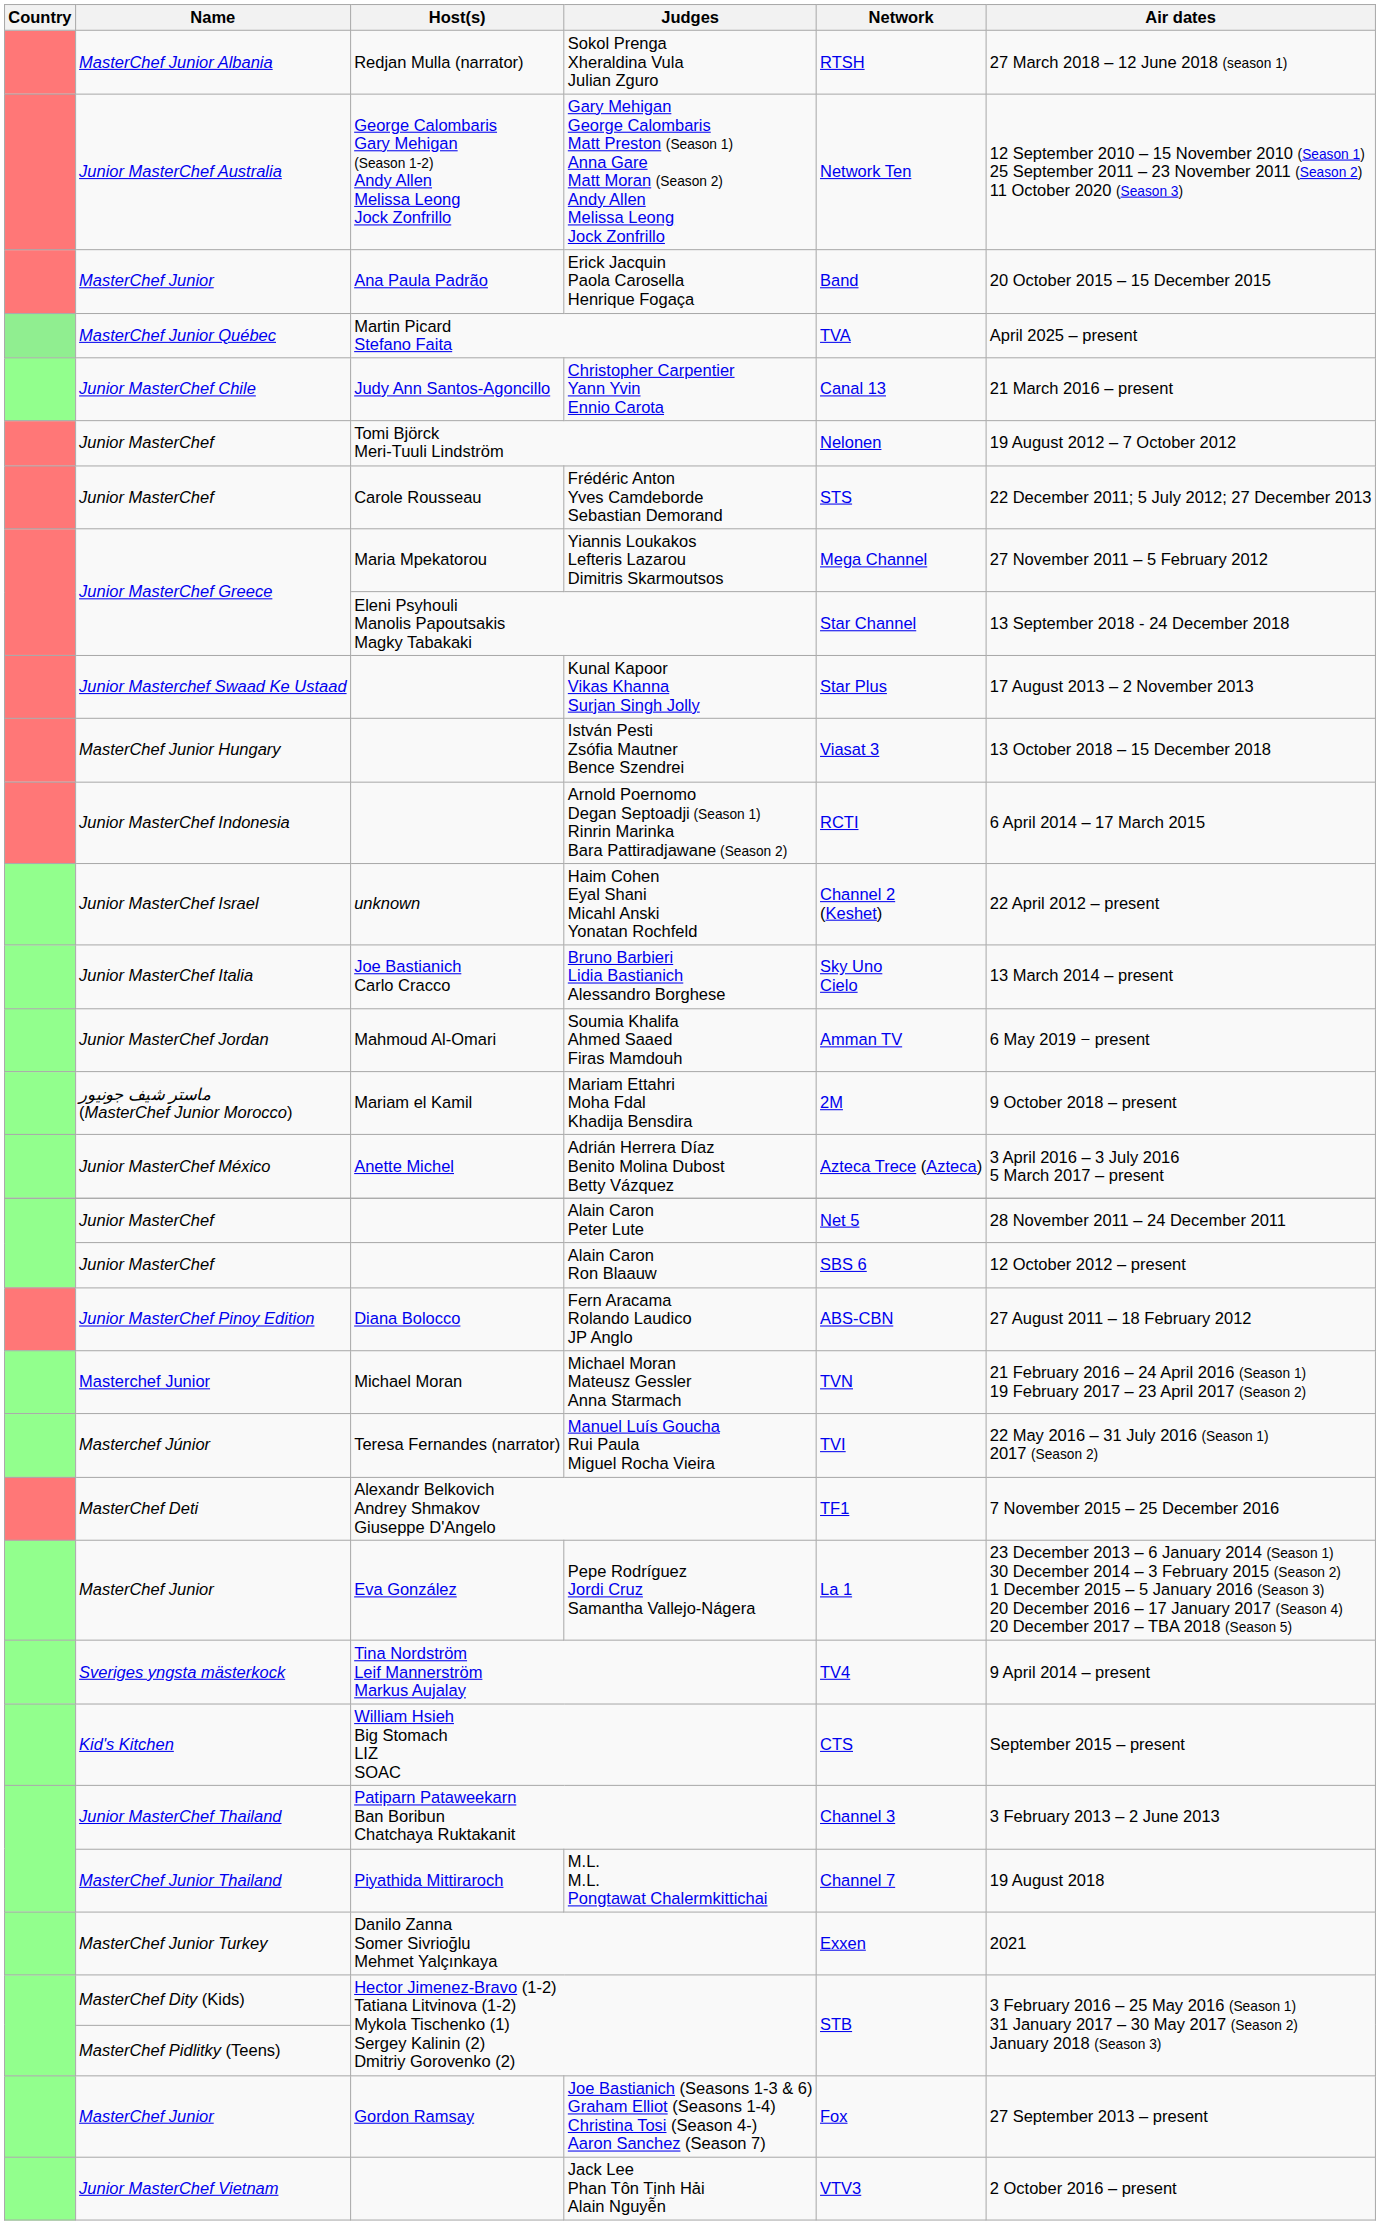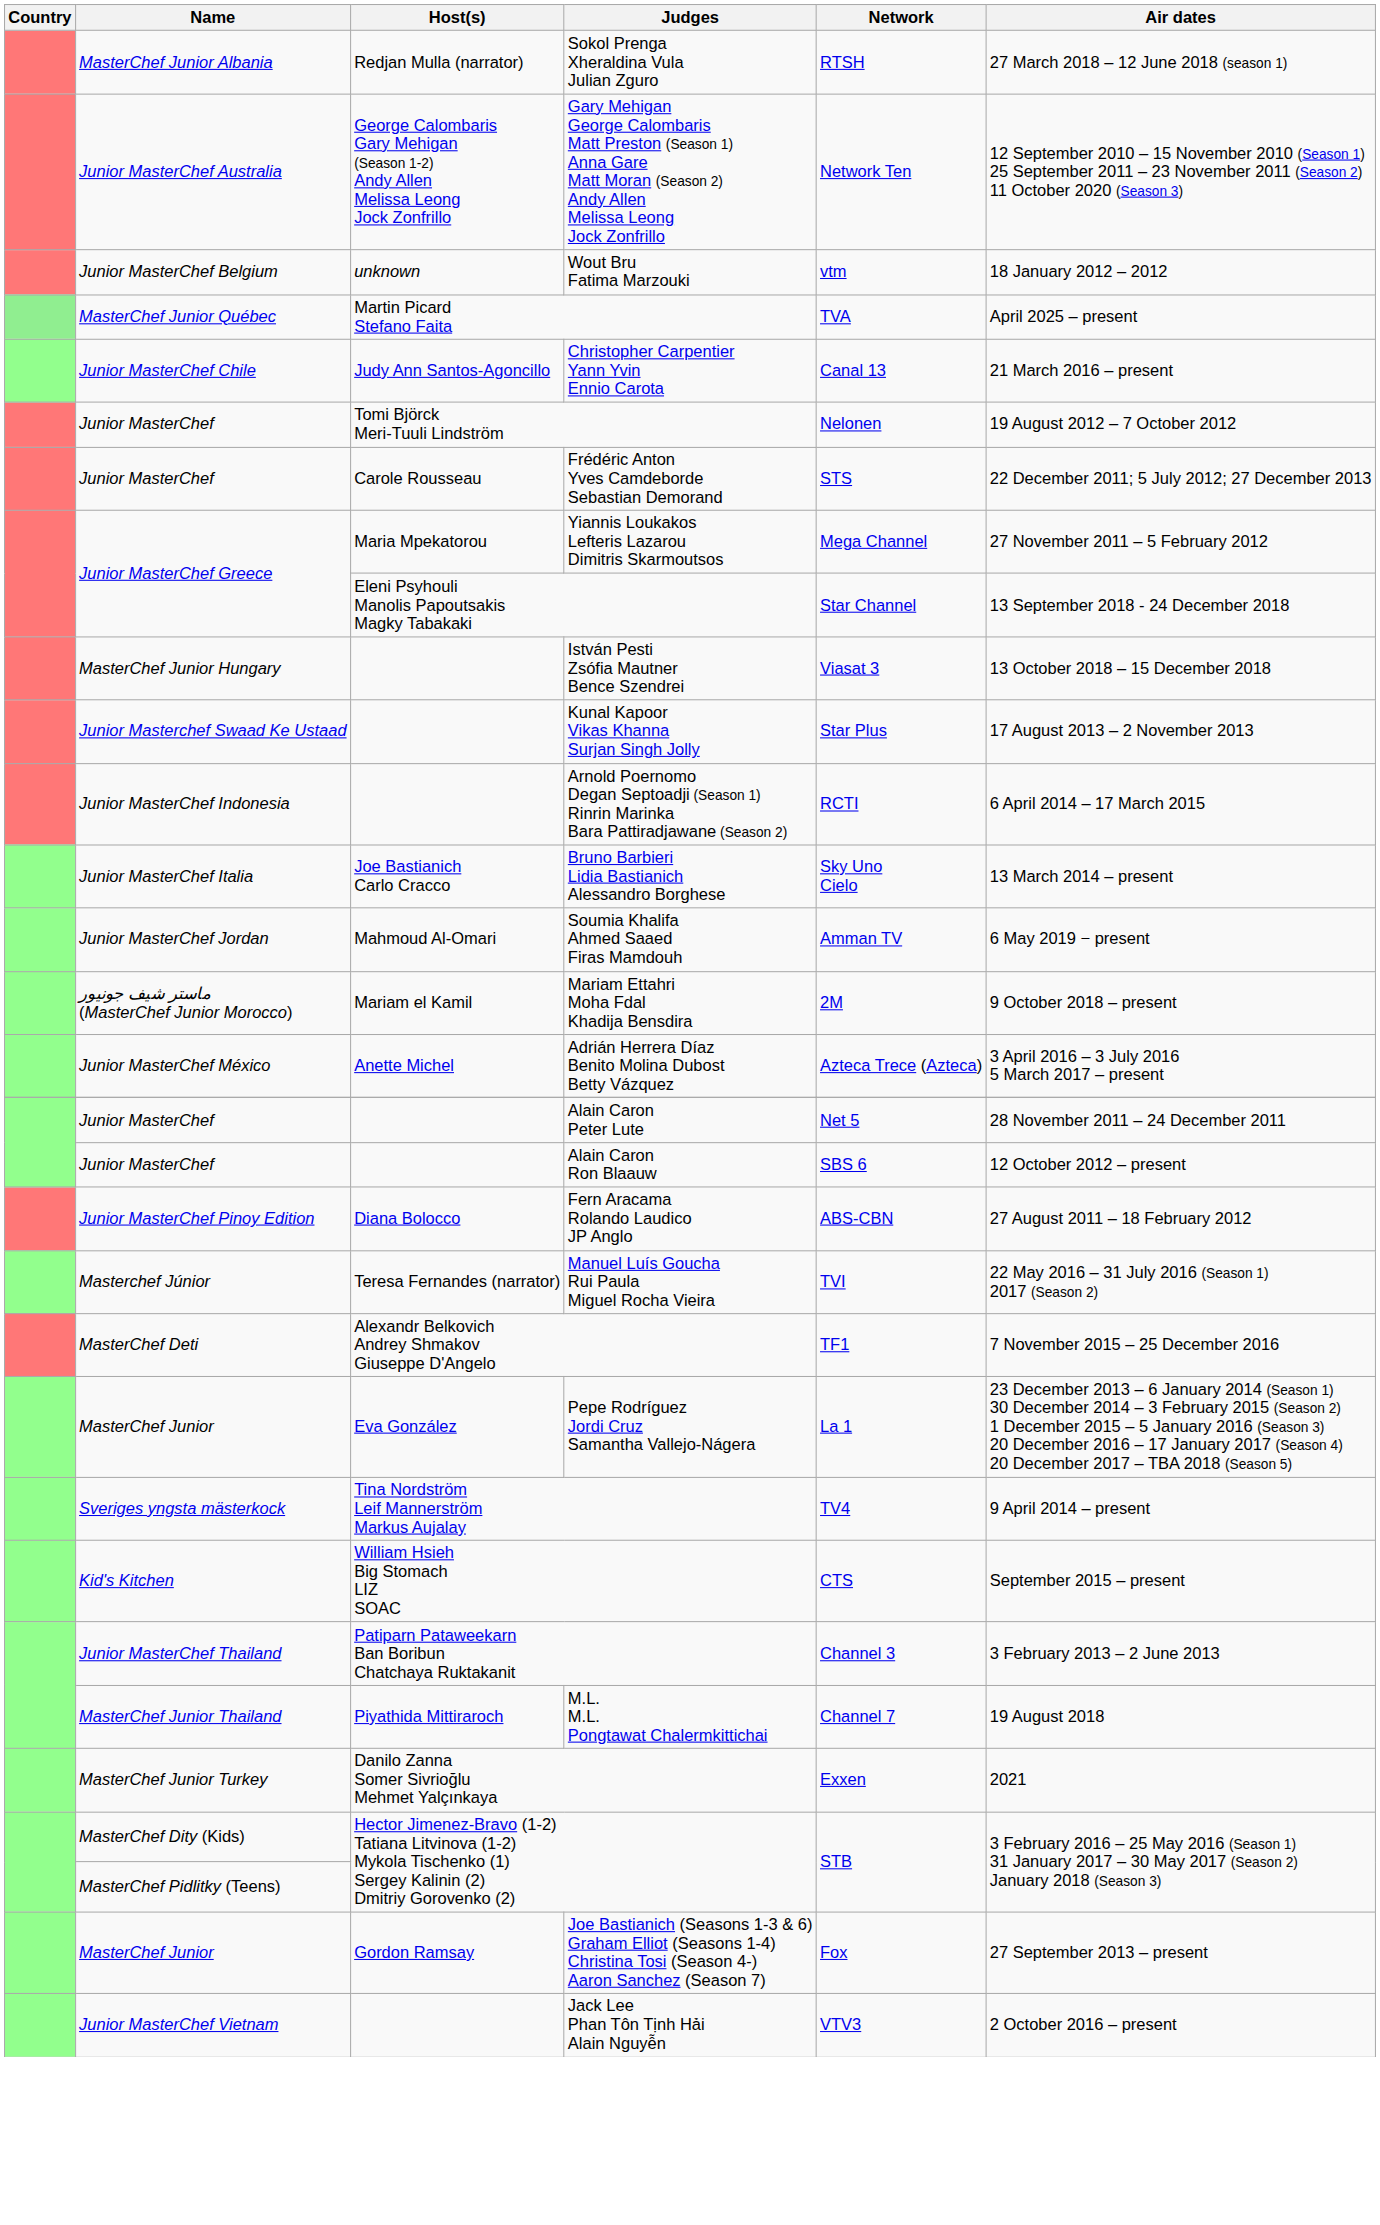+ row: (178, 272)
- row: (146, 281)
rows swapped: (180, 750) <-> (213, 686)
- row: (169, 904)
- row: (145, 1382)
